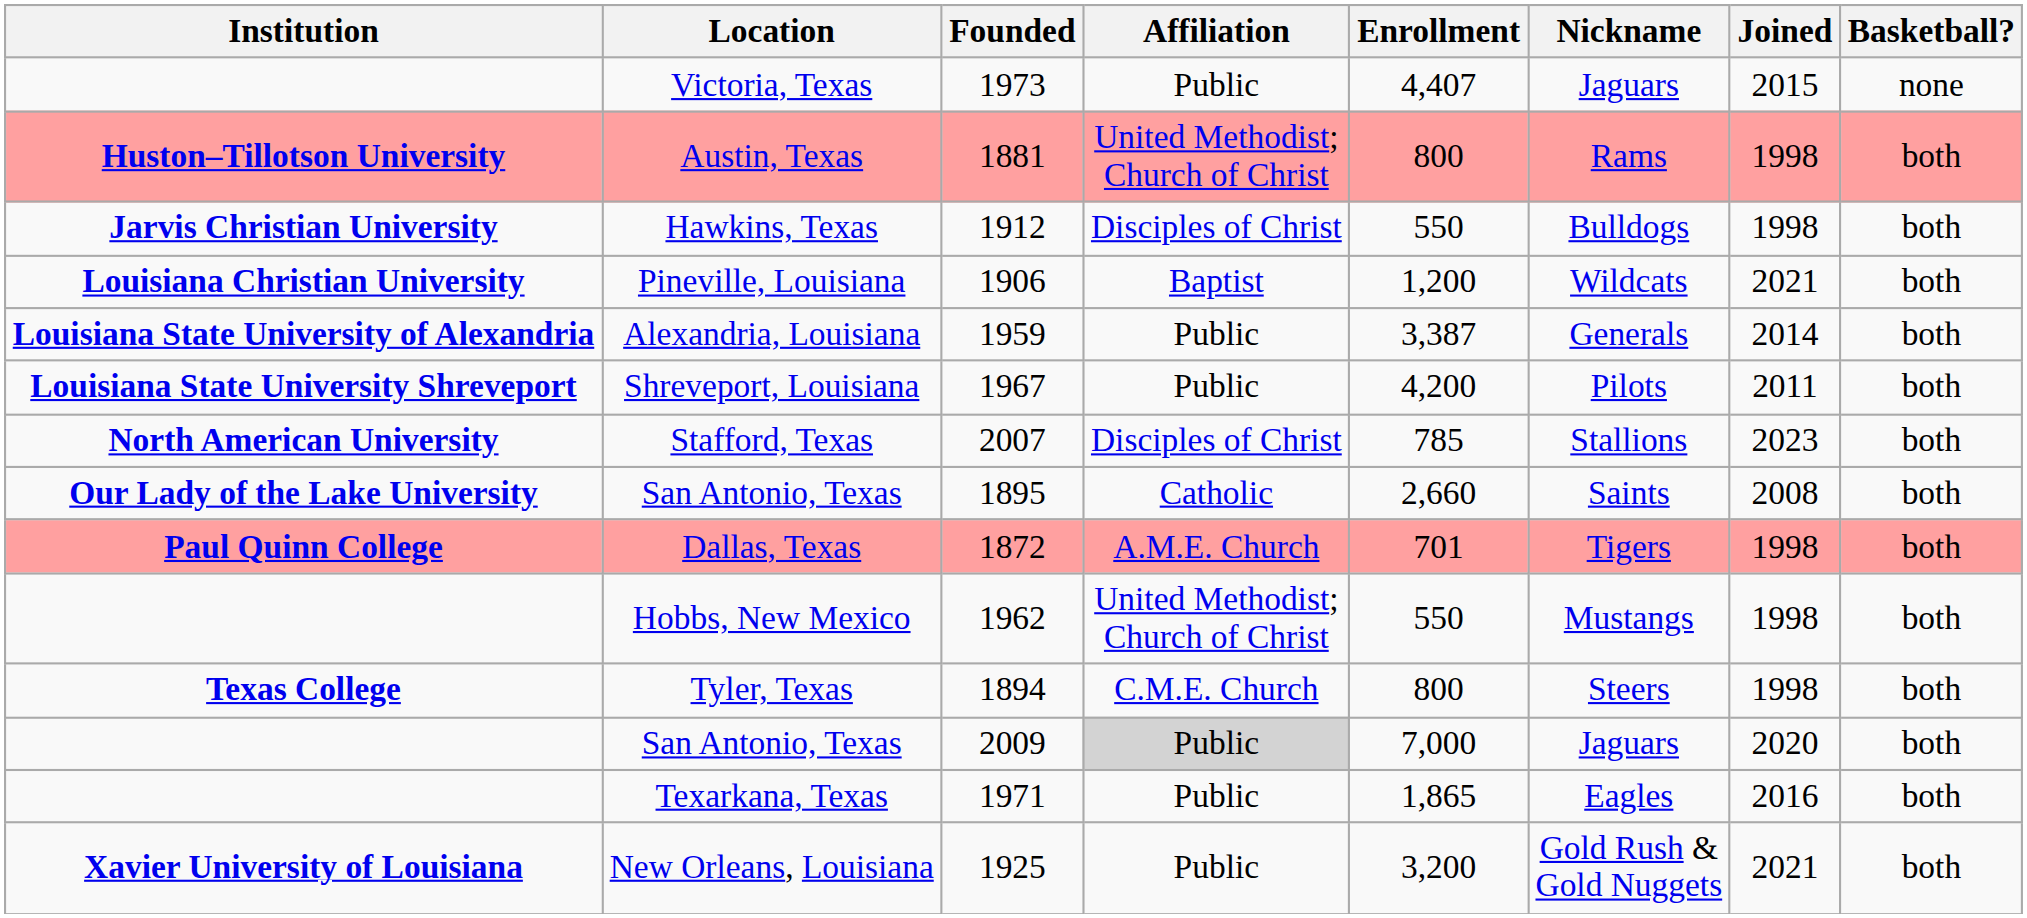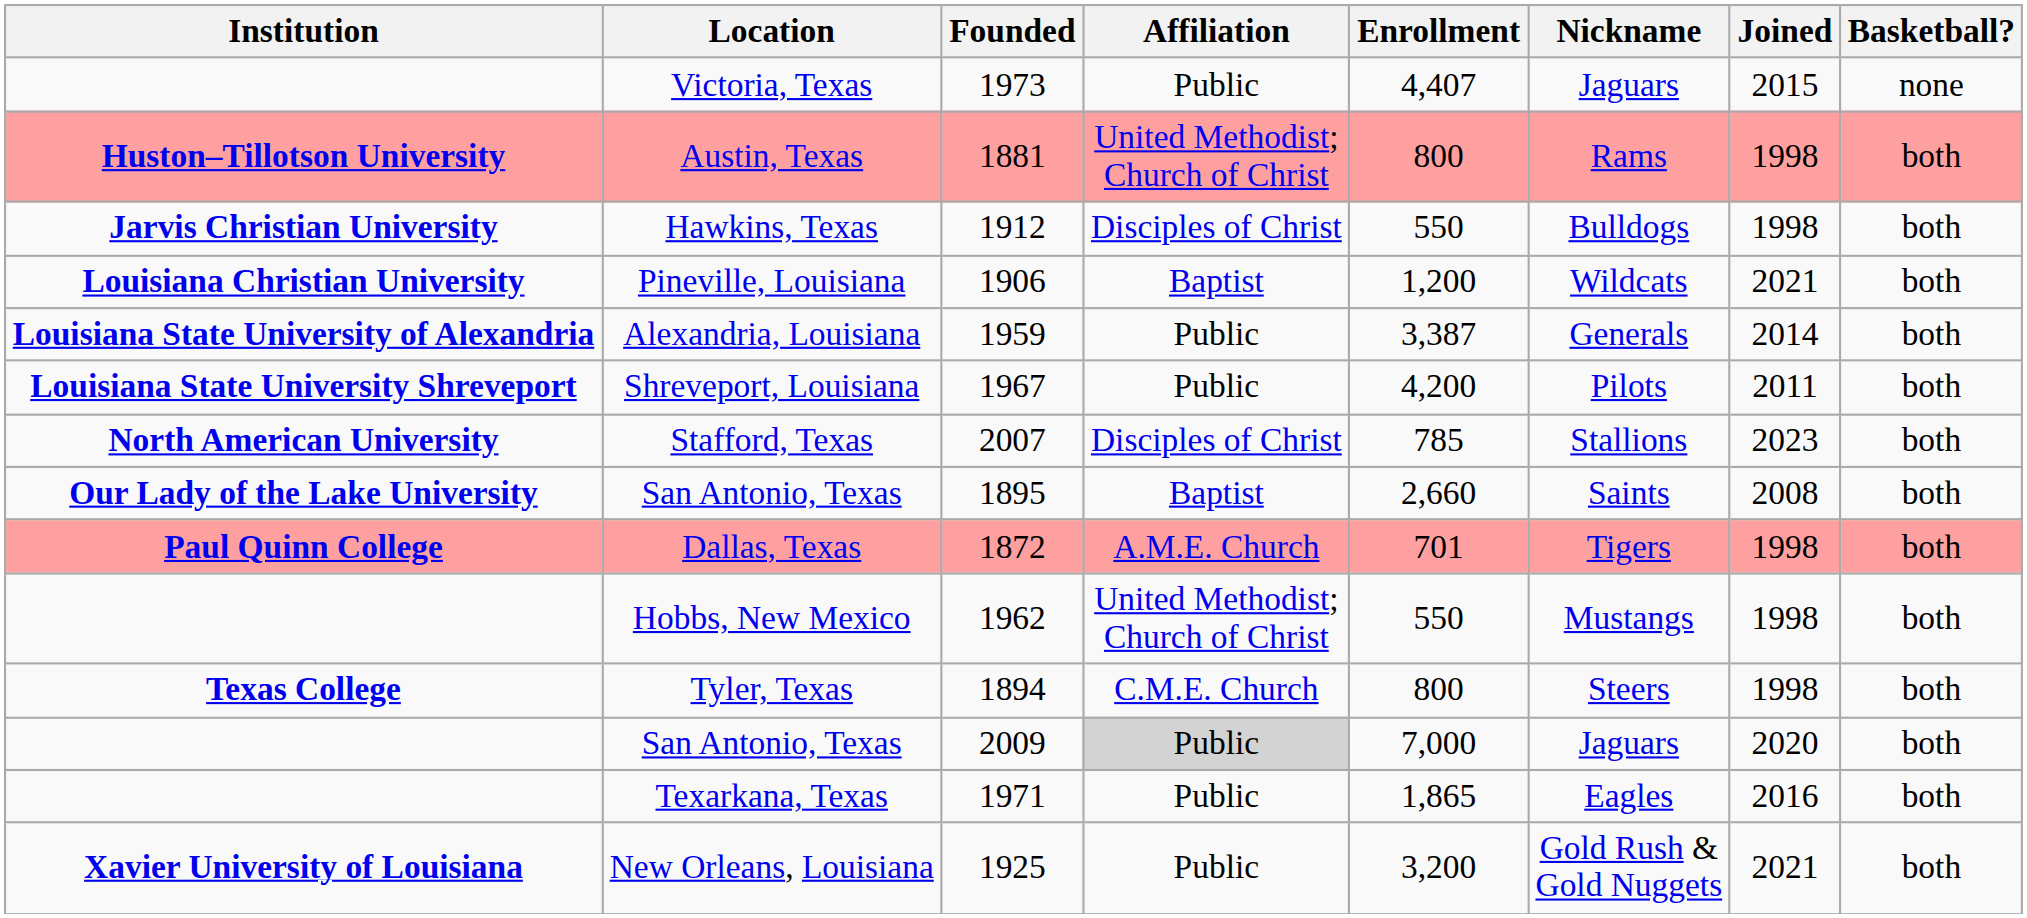(1216, 492) Catholic -> (1216, 492) Baptist
